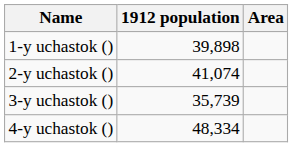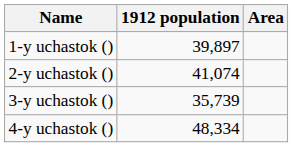(216, 45) 39,898 -> (216, 45) 39,897
